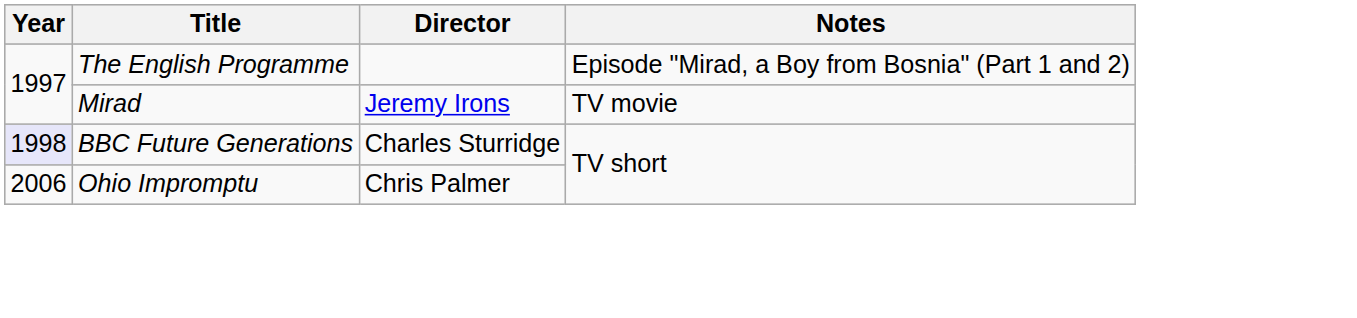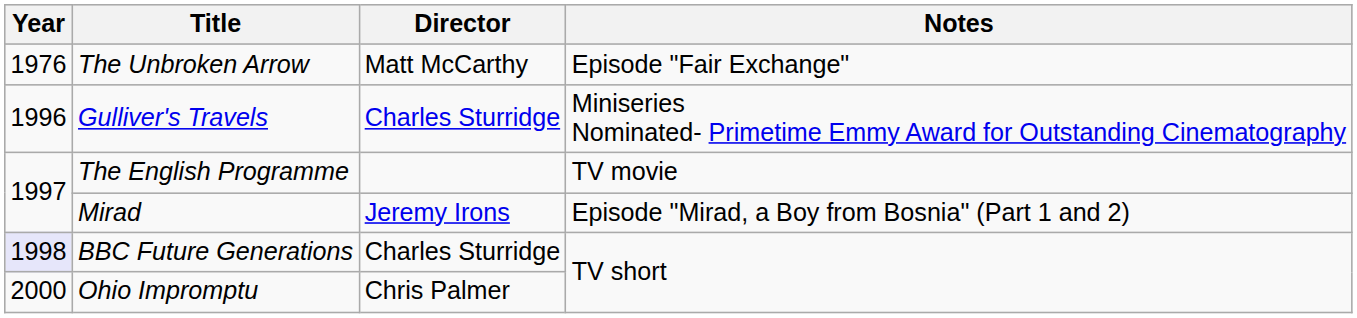+ row: (193, 64)
+ row: (173, 118)
(851, 64) Episode "Mirad, a Boy from Bosnia" (Part 1 and 2) -> (625, 172) TV movie
(625, 104) TV movie -> (851, 212) Episode "Mirad, a Boy from Bosnia" (Part 1 and 2)
(39, 183) 2006 -> (39, 291) 2000
